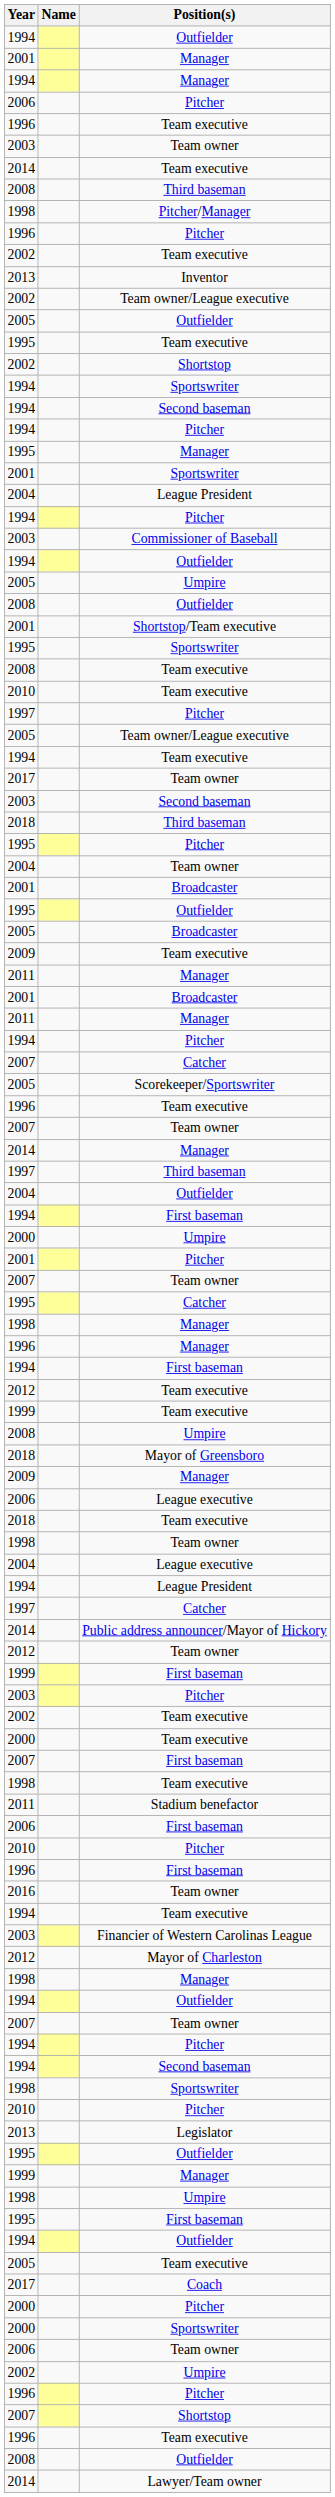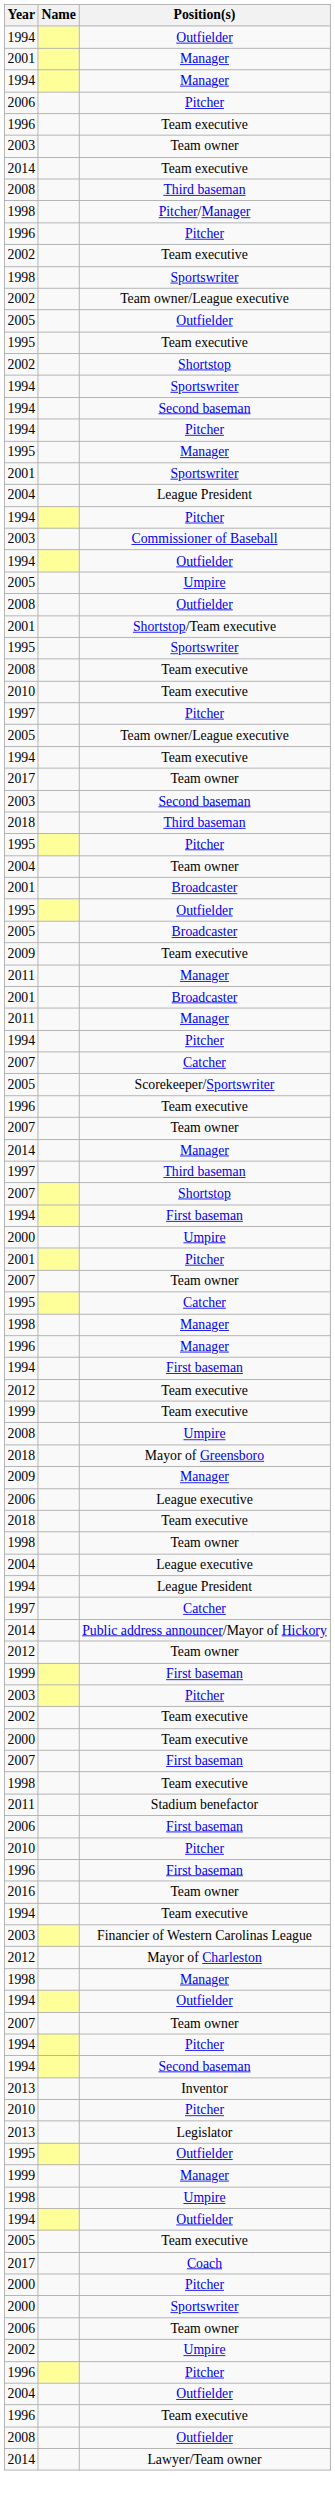rows swapped: (21, 277) <-> (21, 2088)
rows swapped: (21, 2415) <-> (21, 1193)
- row: (21, 2219)
